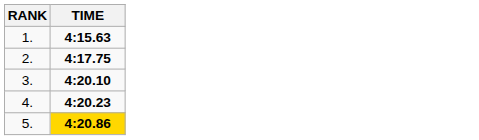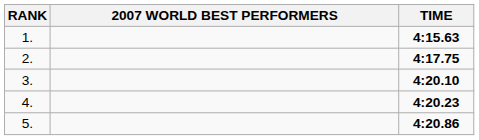+ column: (225, 16)
(88, 124) gold background -> (436, 124) no background
